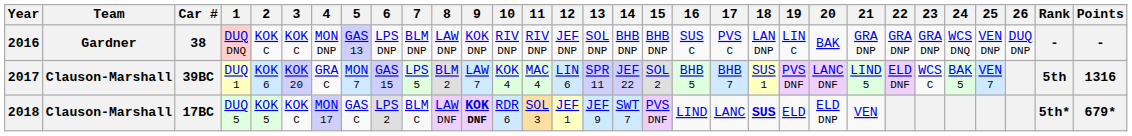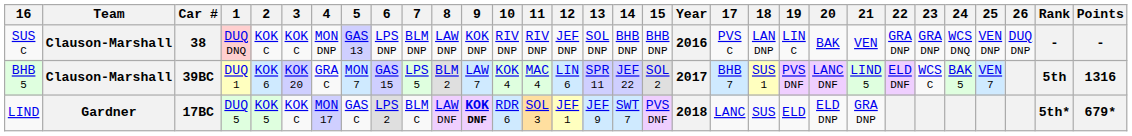columns swapped: (24, 15) <-> (692, 15)
(109, 43) Gardner -> (109, 43) Clauson-Marshall
(866, 43) GRA DNP -> (866, 43) VEN
(109, 113) Clauson-Marshall -> (109, 113) Gardner
(764, 113) bold -> (764, 113) normal
(866, 113) VEN -> (866, 113) GRA DNP
